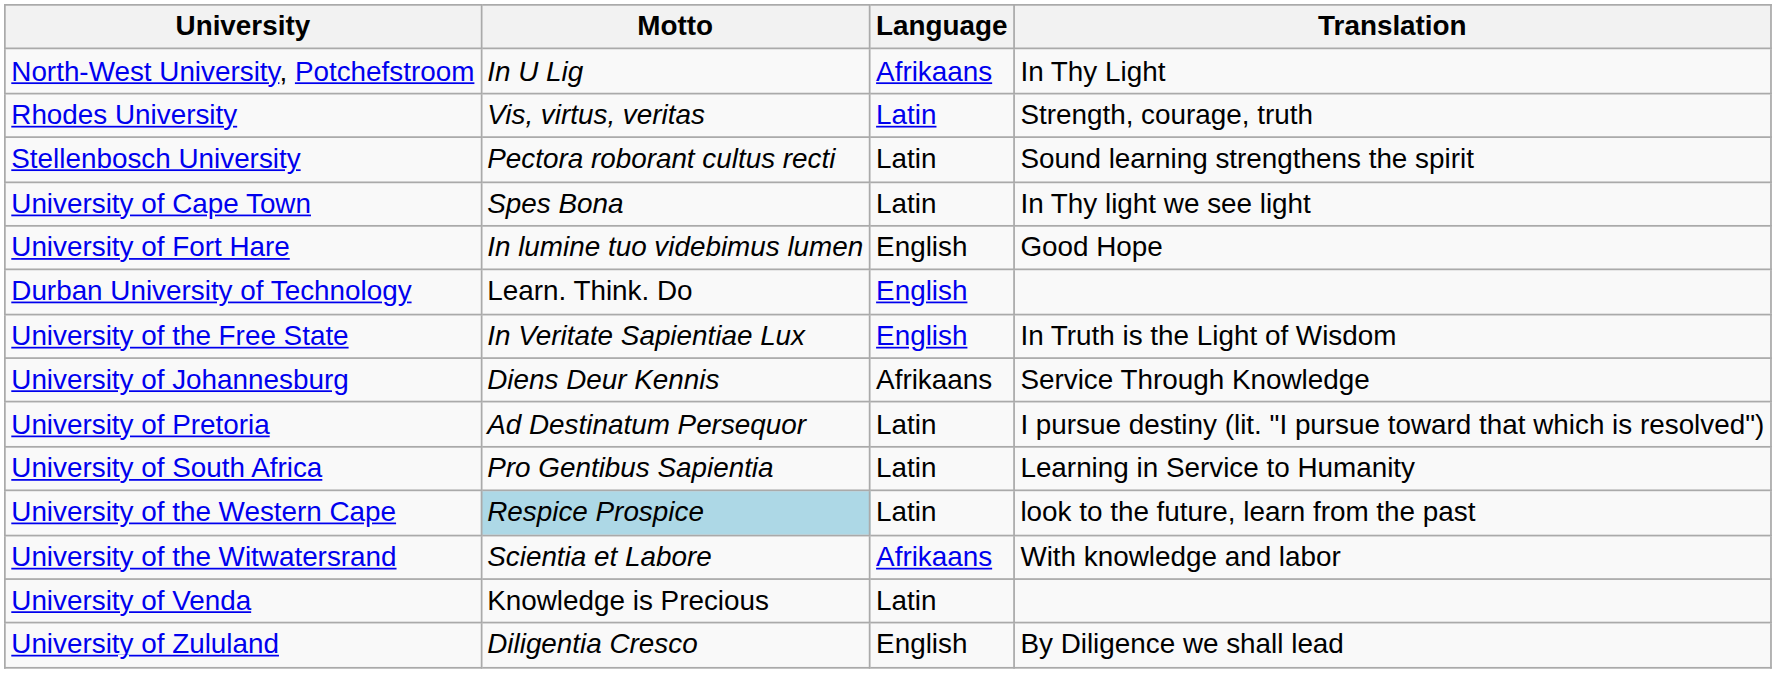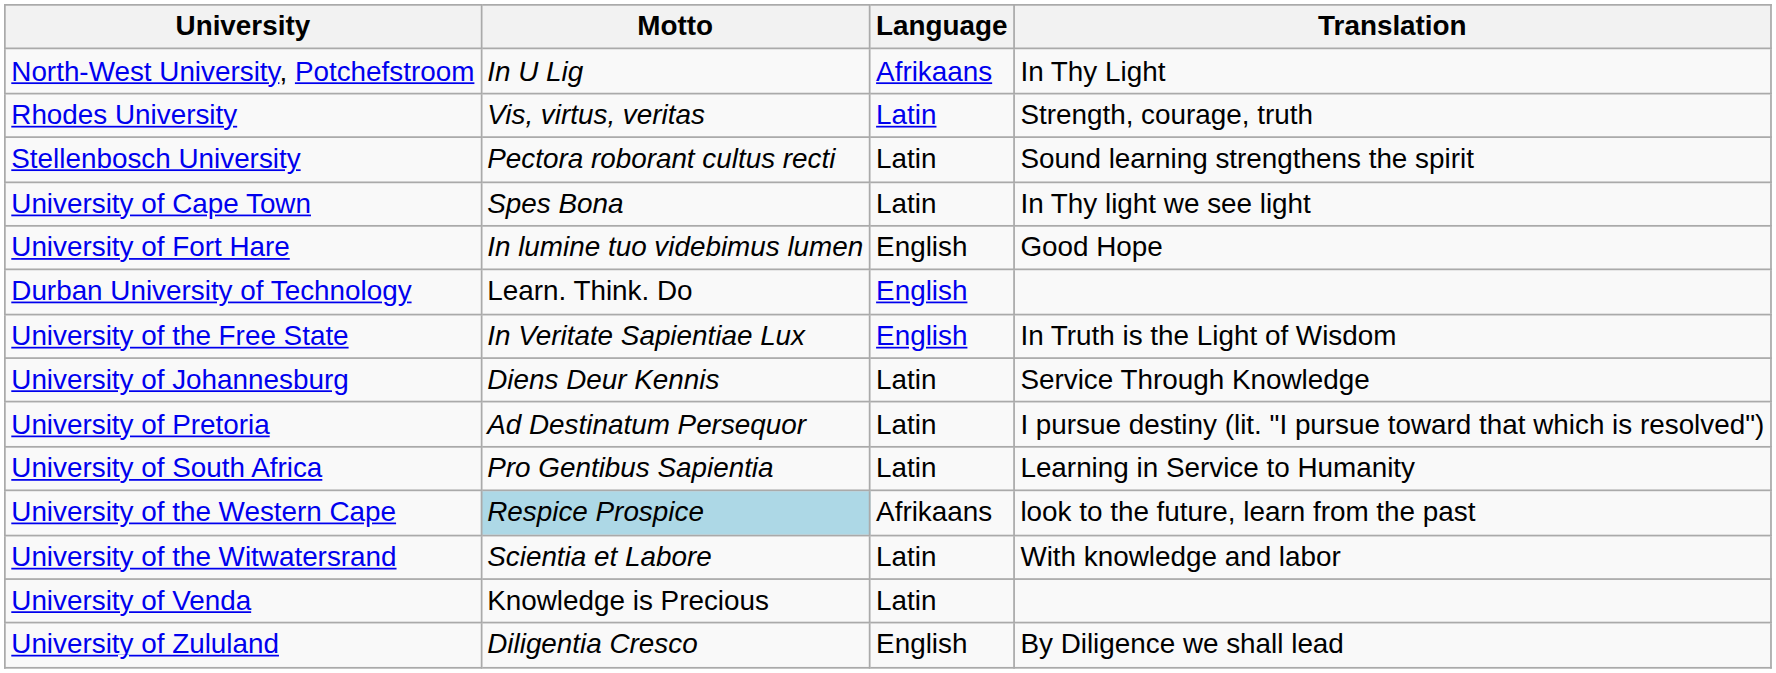(934, 379) Afrikaans -> (906, 379) Latin
(906, 512) Latin -> (934, 512) Afrikaans
(934, 556) Afrikaans -> (906, 556) Latin
